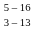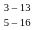rows swapped: (17, 22) <-> (17, 7)
